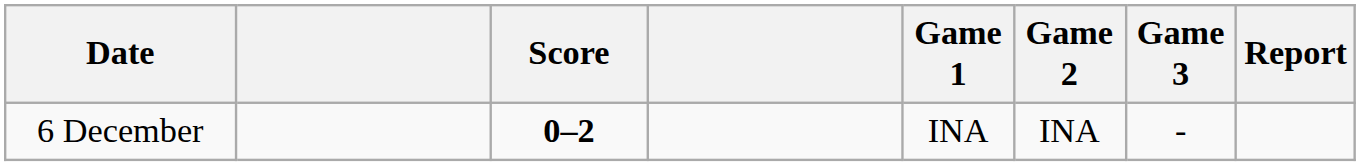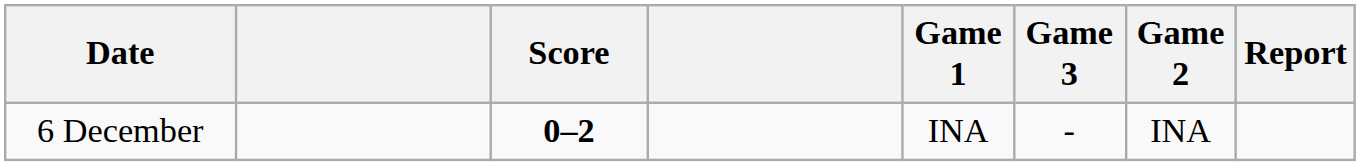columns swapped: (1069, 53) <-> (1181, 53)
